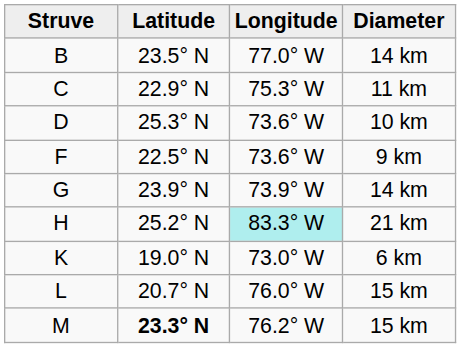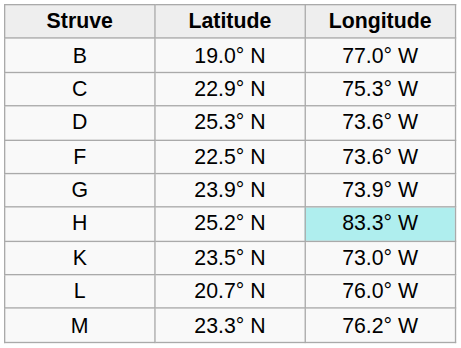- column: (399, 21)
(174, 55) 23.5° N -> (230, 55) 19.0° N
(174, 257) 19.0° N -> (230, 257) 23.5° N
(174, 325) bold -> (230, 325) normal
